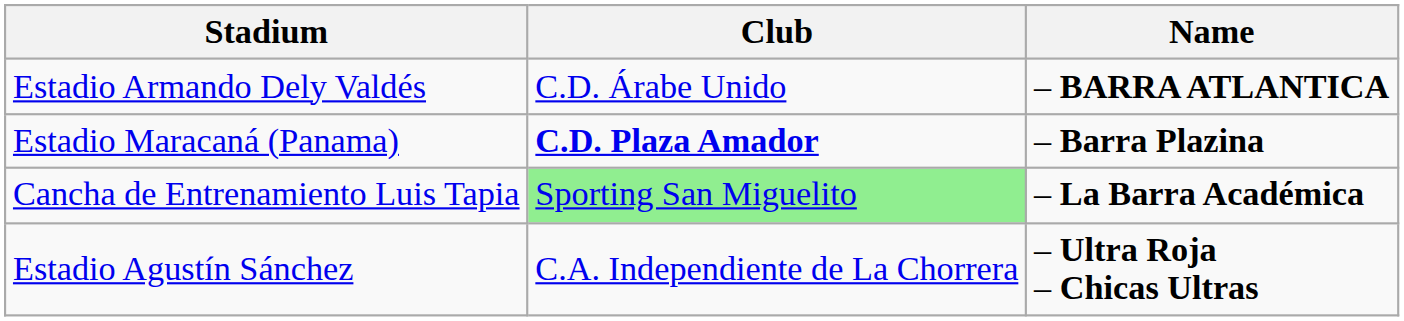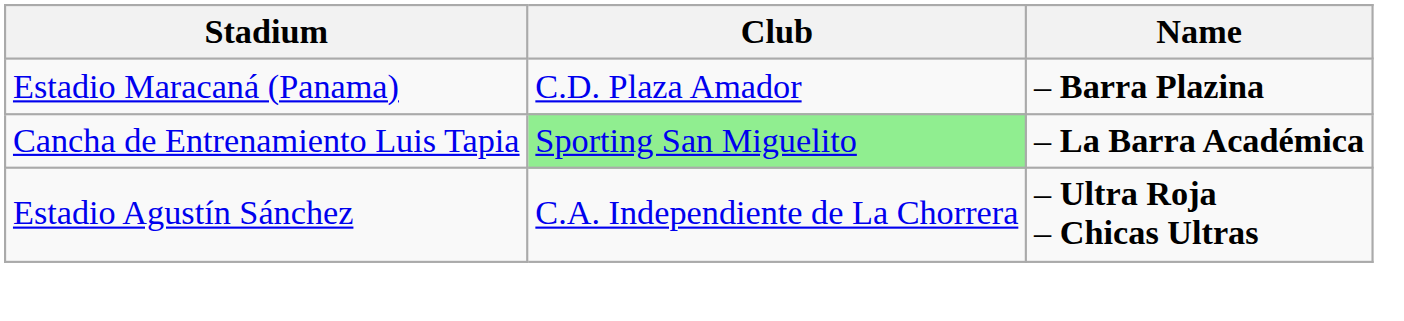- row: (219, 85)
(677, 140) bold -> (668, 85) normal
